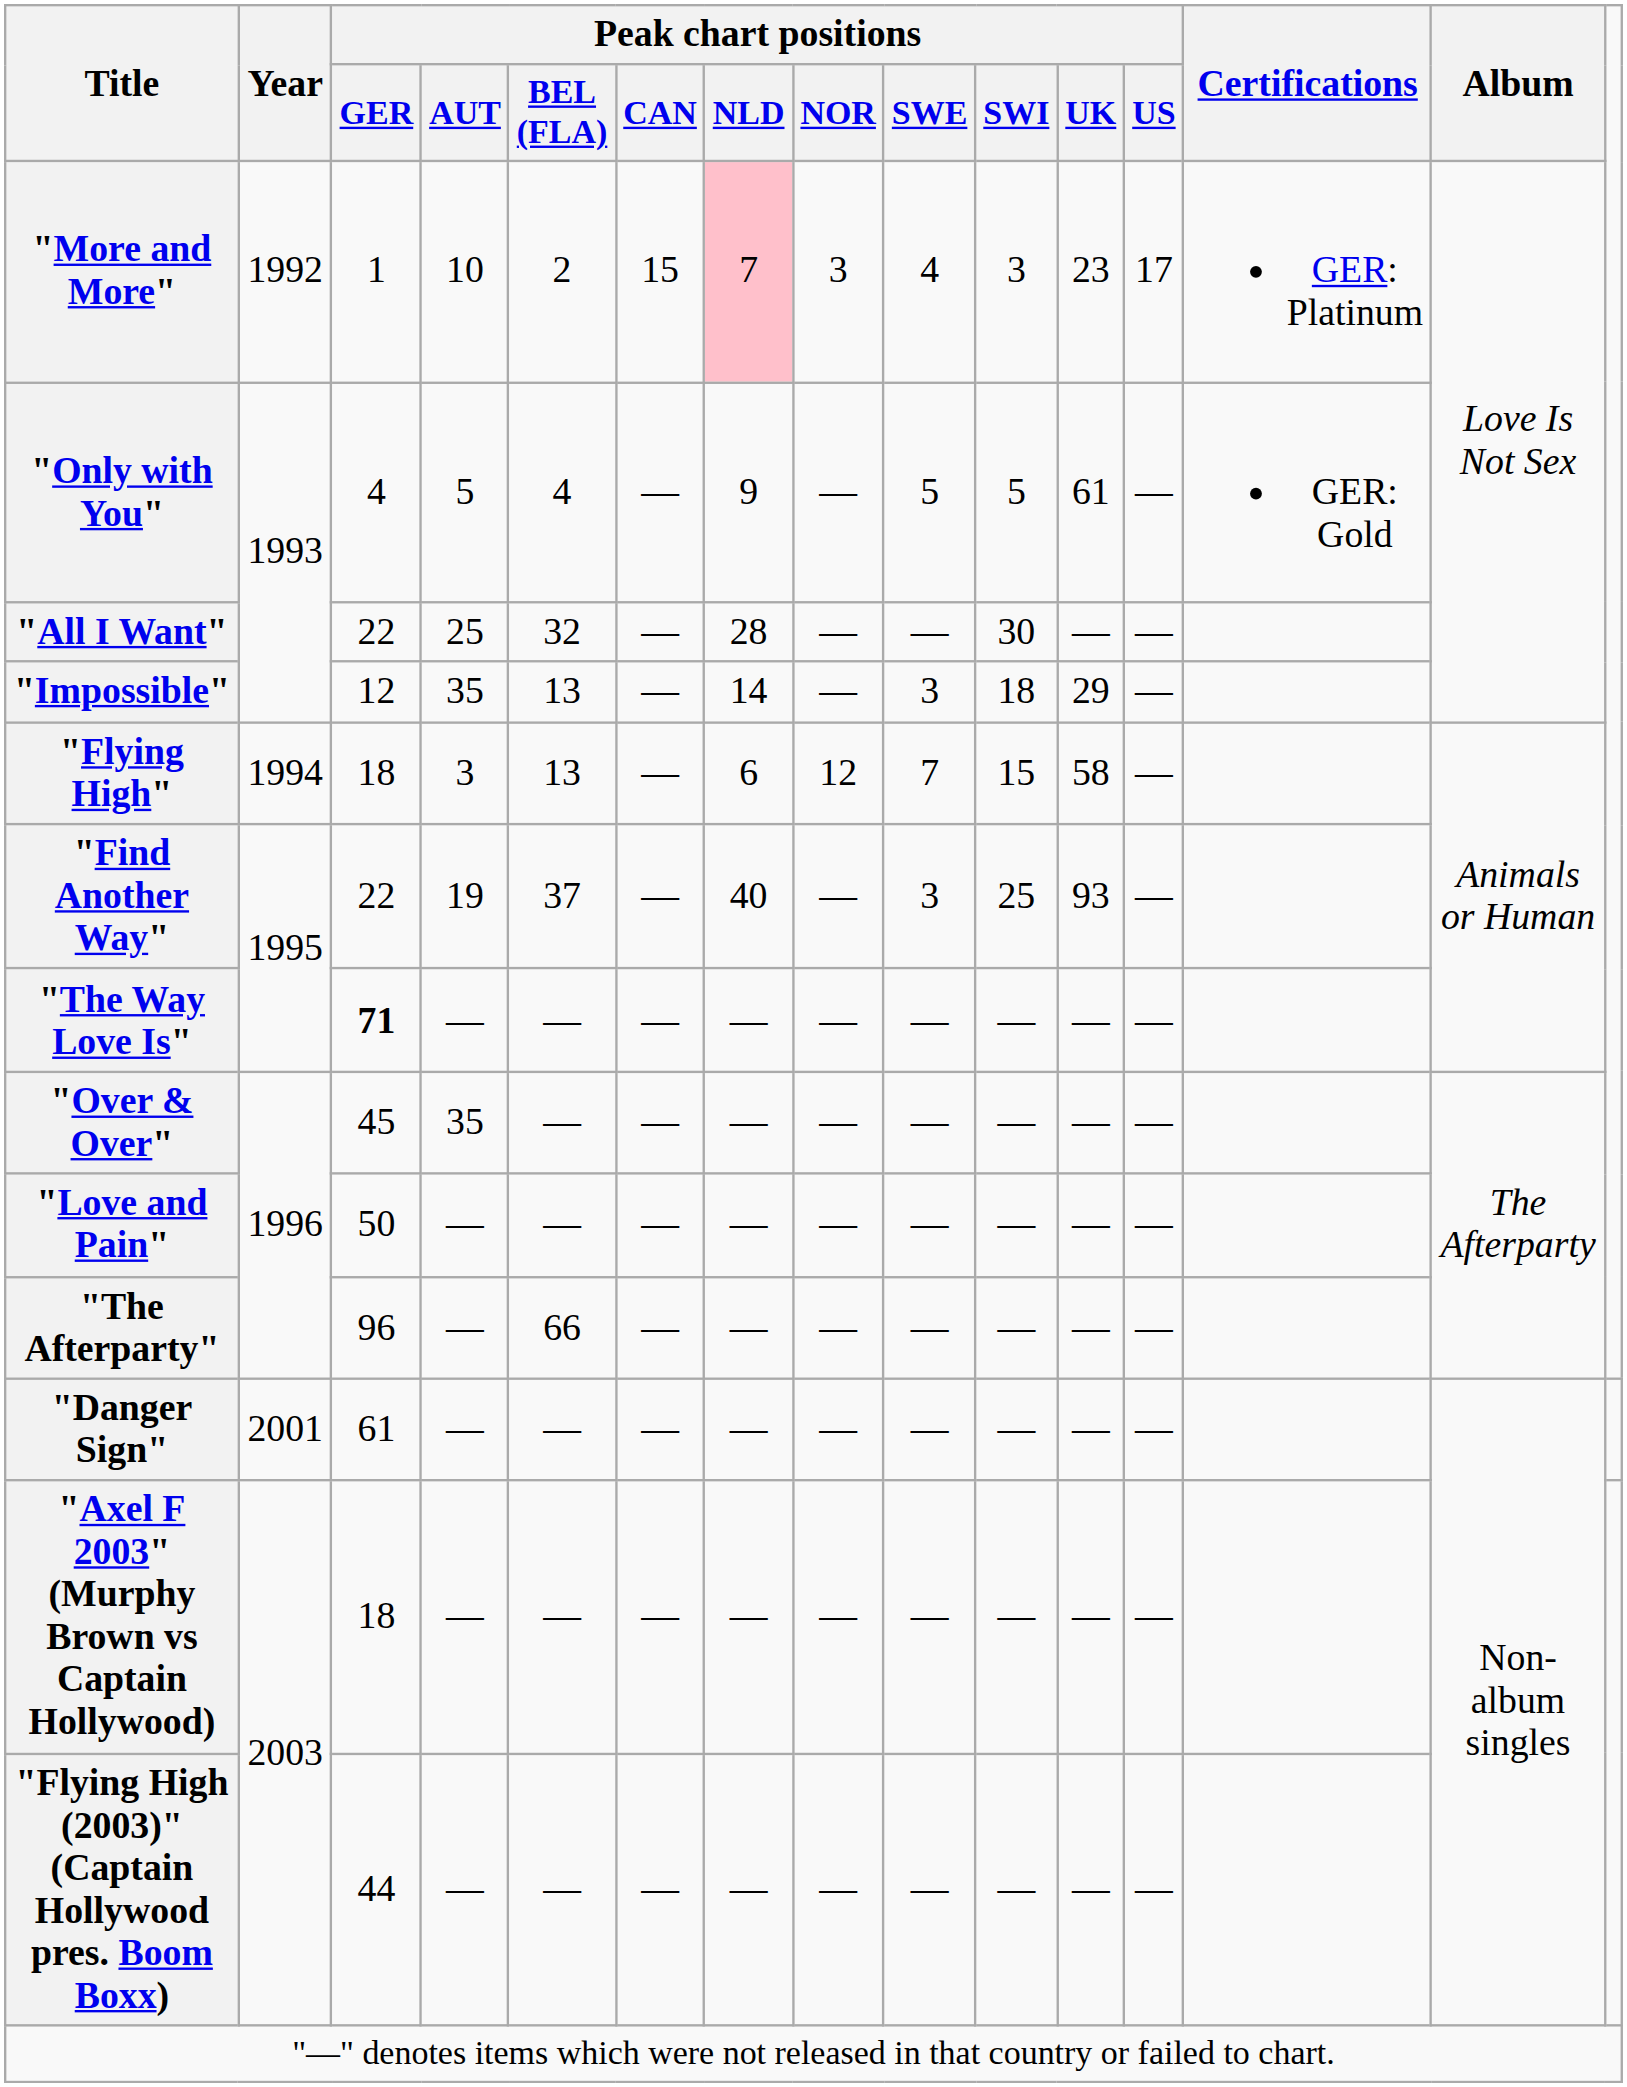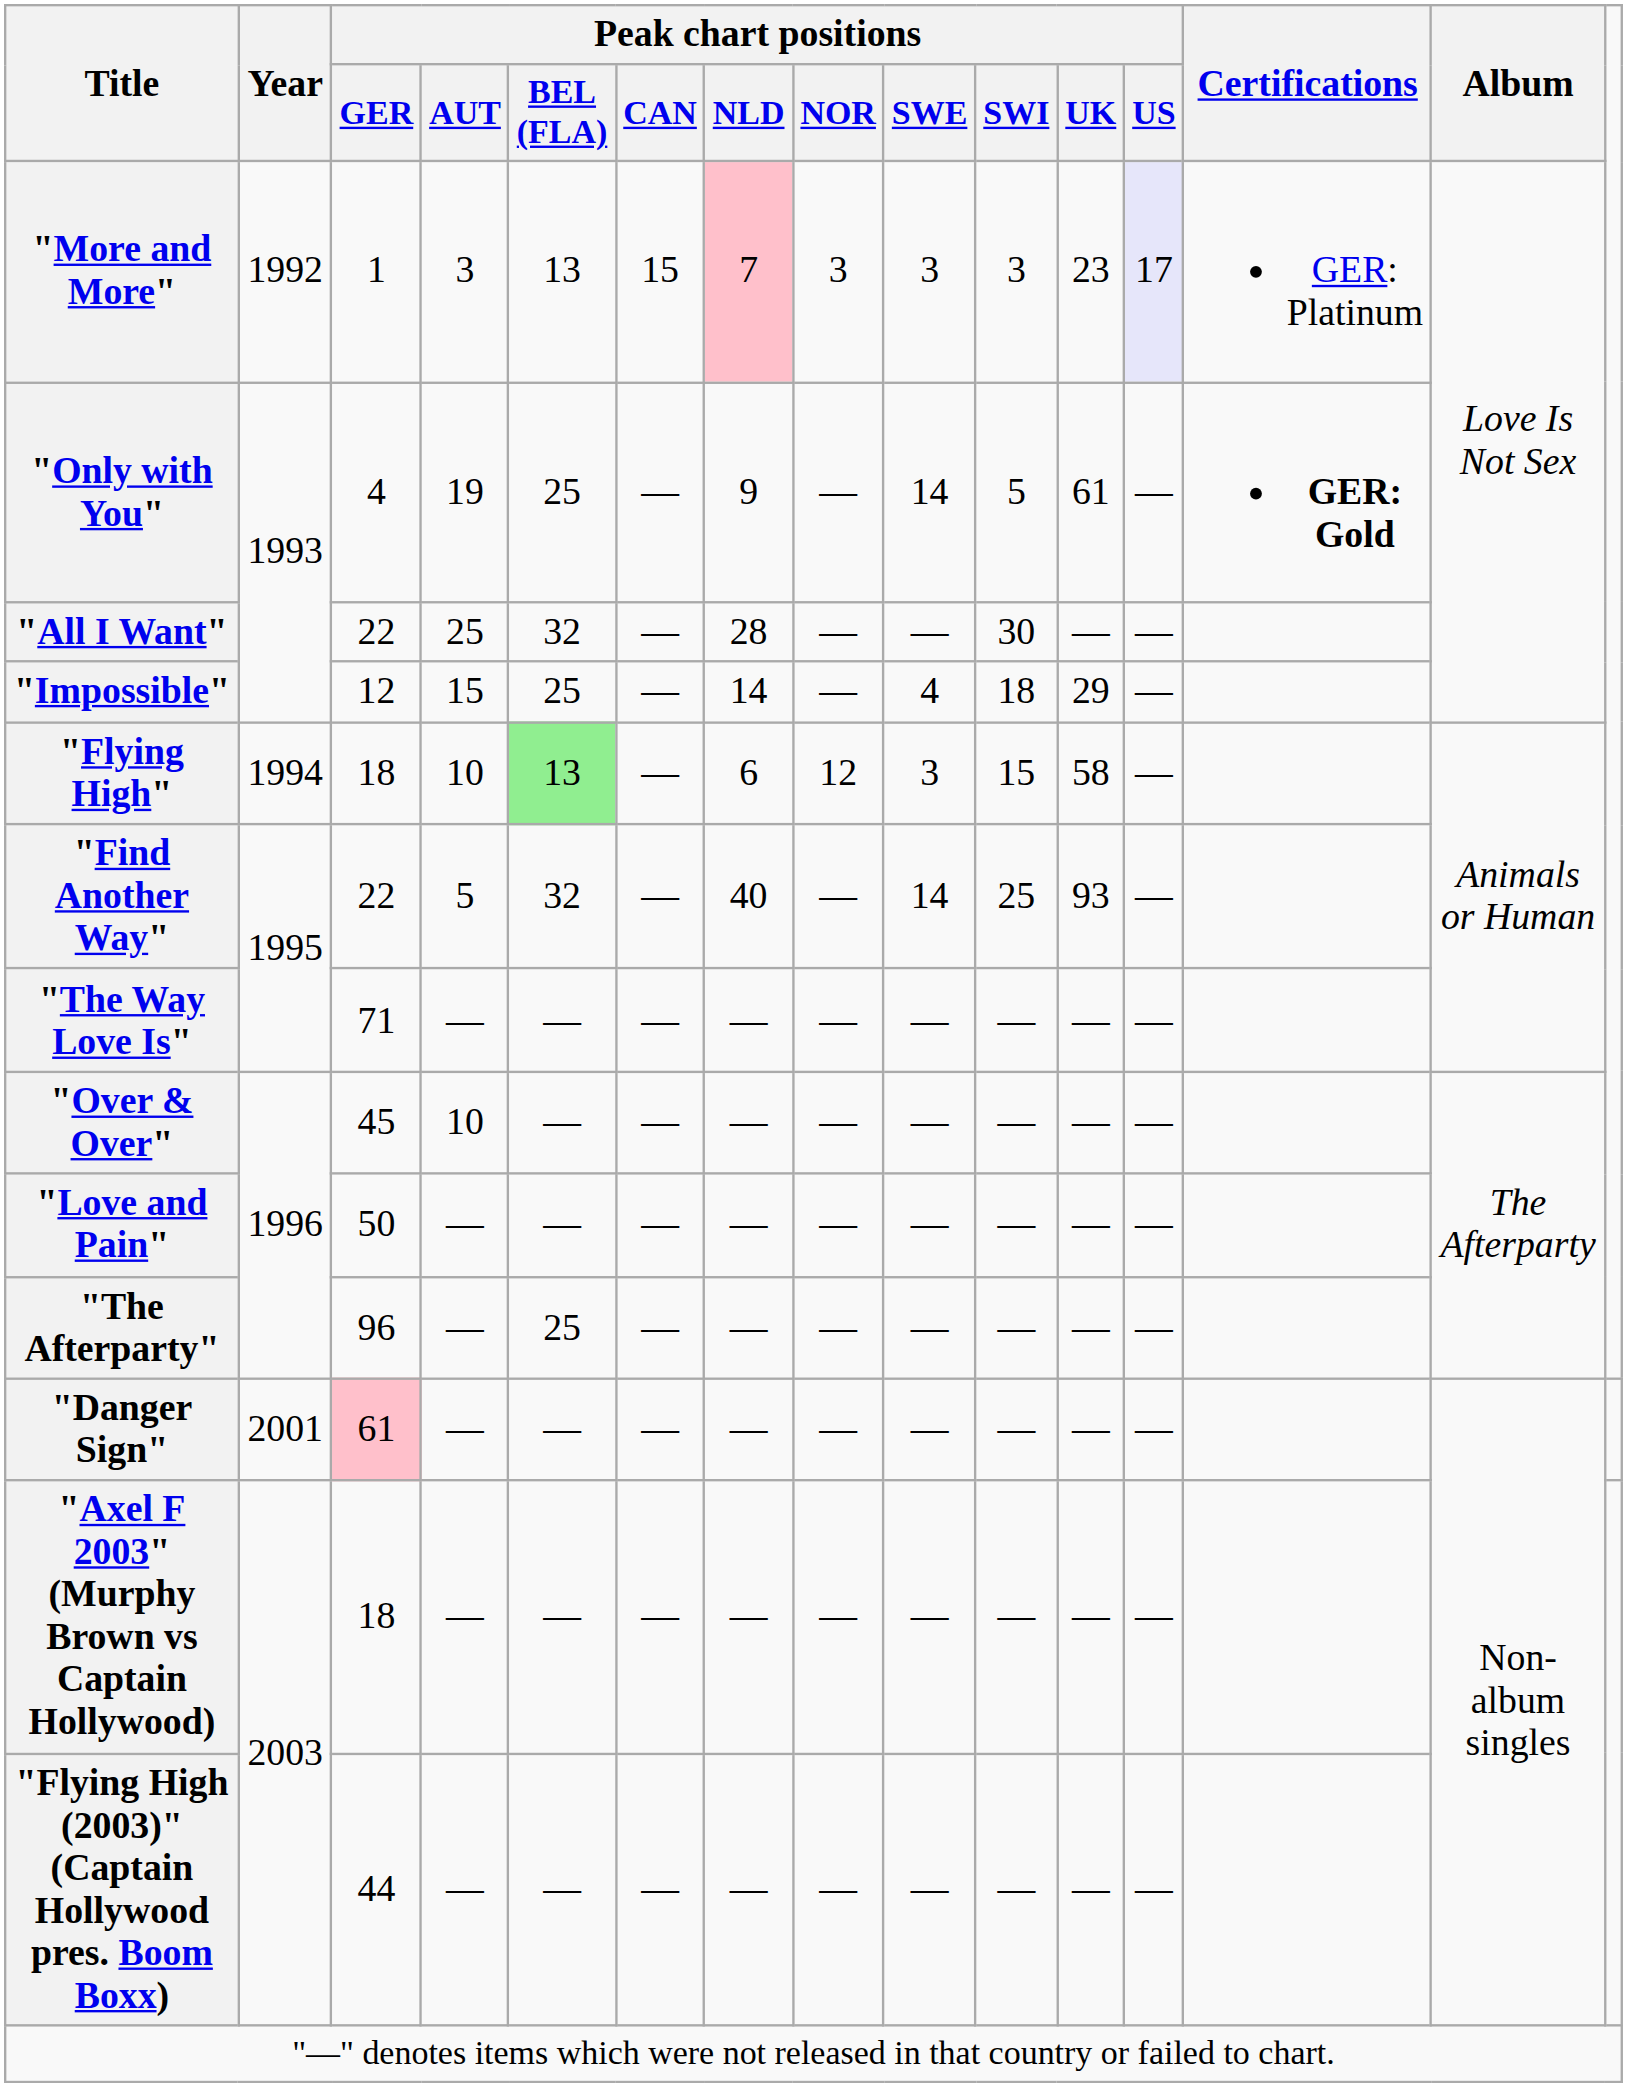(465, 270) 10 -> (465, 270) 3
(562, 270) 2 -> (562, 270) 13
(930, 270) 4 -> (930, 270) 3
(1154, 270) no background -> (1154, 270) lavender background
(465, 491) 5 -> (465, 491) 19
(562, 491) 4 -> (562, 491) 25
(930, 491) 5 -> (930, 491) 14
(1308, 513) normal -> (1308, 513) bold
(465, 691) 35 -> (465, 691) 15
(562, 691) 13 -> (562, 691) 25
(930, 691) 3 -> (930, 691) 4
(465, 772) 3 -> (465, 772) 10
(562, 772) no background -> (562, 772) lightgreen background
(930, 772) 7 -> (930, 772) 3
(465, 895) 19 -> (465, 895) 5
(562, 895) 37 -> (562, 895) 32
(930, 895) 3 -> (930, 895) 14
(376, 1019) bold -> (376, 1019) normal
(465, 1121) 35 -> (465, 1121) 10
(562, 1326) 66 -> (562, 1326) 25
(376, 1428) no background -> (376, 1428) pink background
